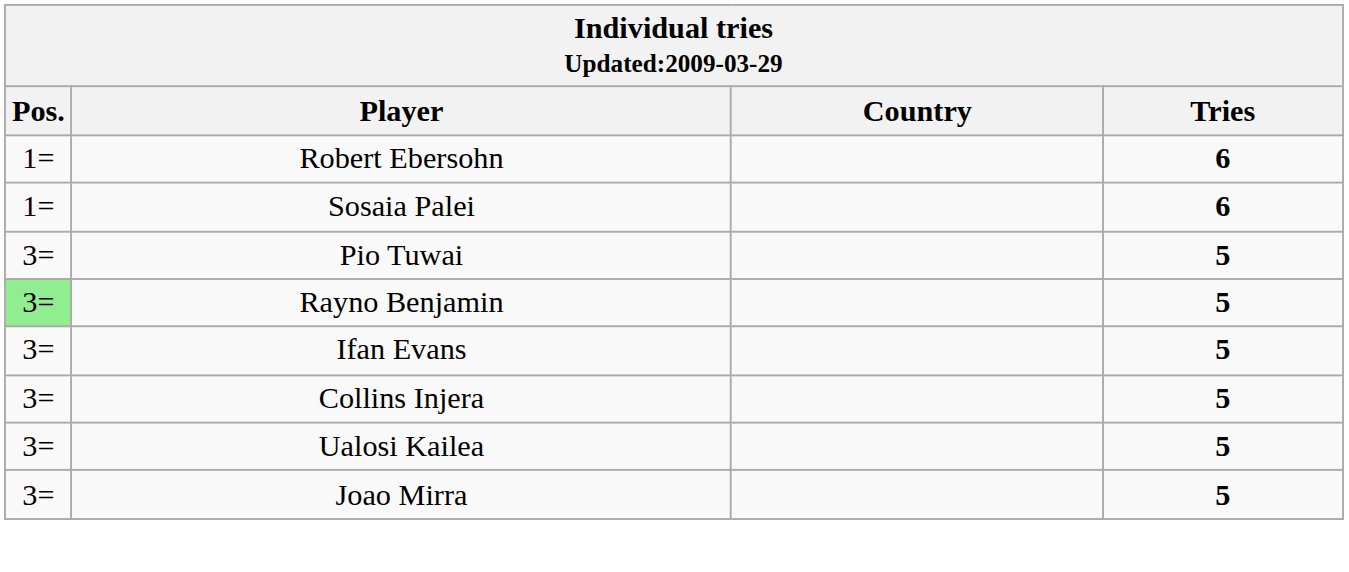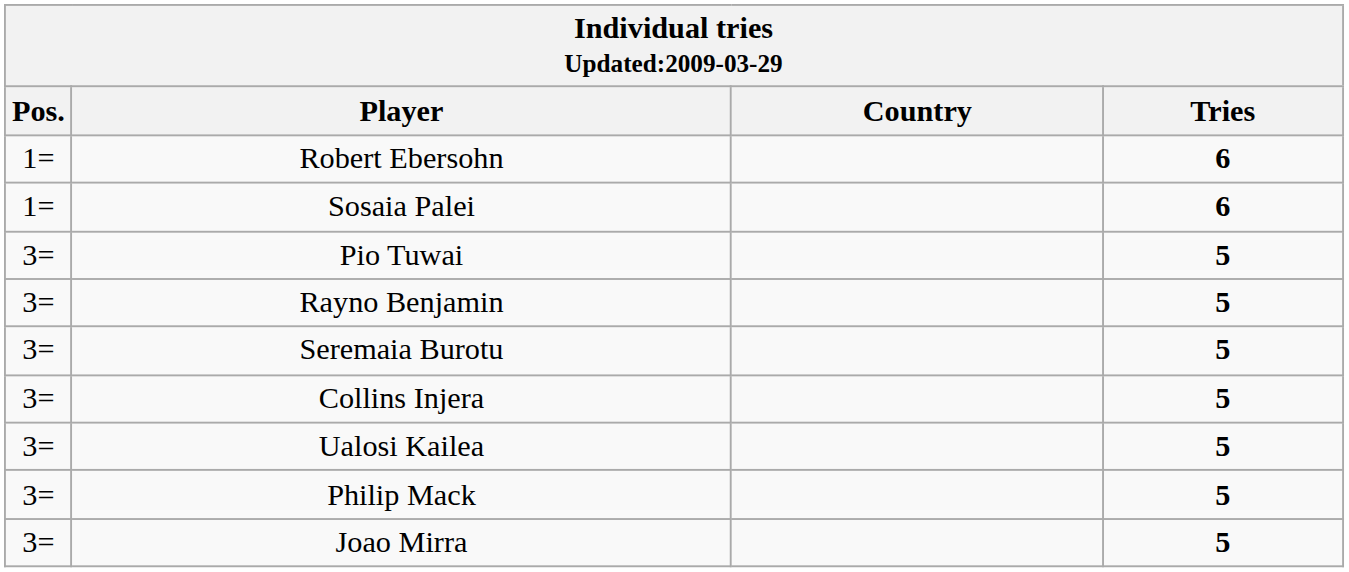(38, 302) lightgreen background -> (38, 302) no background
+ row: (401, 350)
- row: (401, 350)
+ row: (401, 494)
